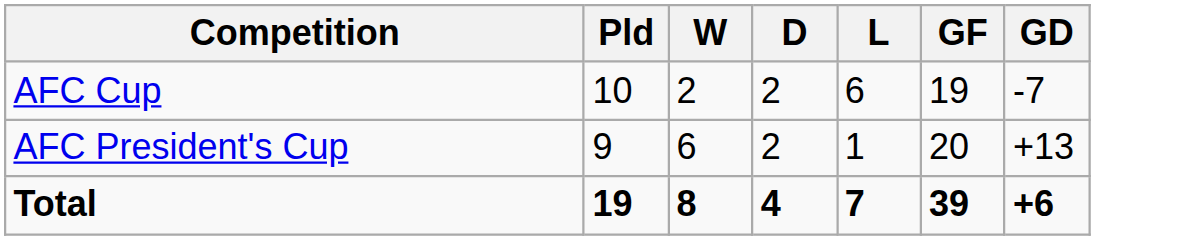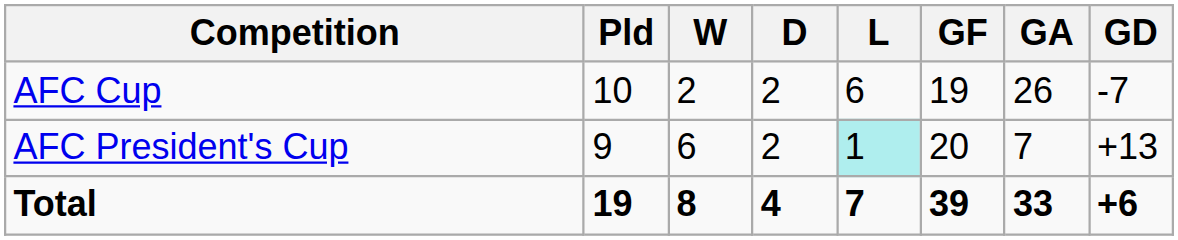+ column: (1047, 33)
(855, 147) no background -> (855, 147) paleturquoise background
